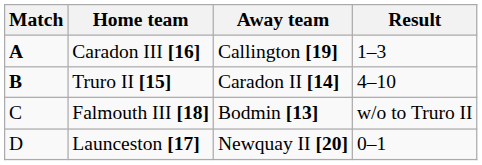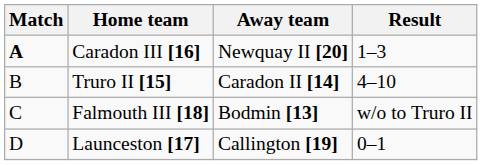(278, 50) Callington [19] -> (283, 50) Newquay II [20]
(16, 81) bold -> (16, 81) normal
(283, 143) Newquay II [20] -> (278, 143) Callington [19]
